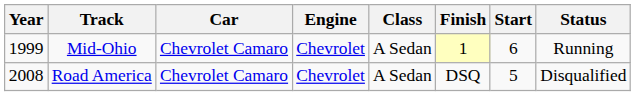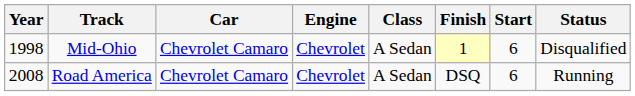(26, 47) 1999 -> (26, 47) 1998
(583, 47) Running -> (583, 47) Disqualified
(513, 76) 5 -> (513, 76) 6
(583, 76) Disqualified -> (583, 76) Running
